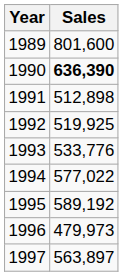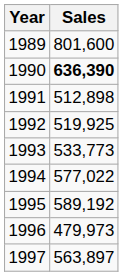(84, 151) 533,776 -> (84, 151) 533,773
